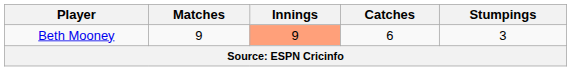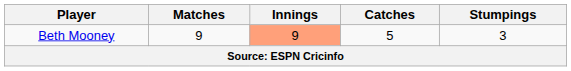(390, 35) 6 -> (390, 35) 5
